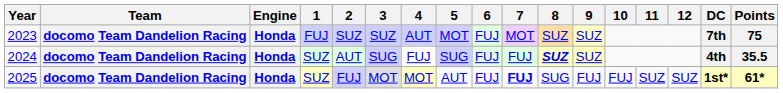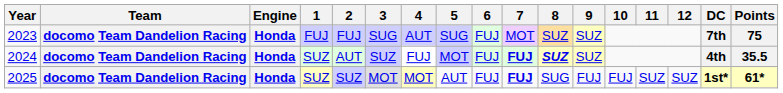(349, 35) SUZ -> (349, 35) FUJ
(383, 35) SUZ -> (383, 35) SUG
(454, 35) MOT -> (454, 35) SUG
(383, 56) SUG -> (383, 56) SUZ
(454, 56) SUG -> (454, 56) MOT
(520, 56) normal -> (520, 56) bold
(349, 77) FUJ -> (349, 77) SUZ
